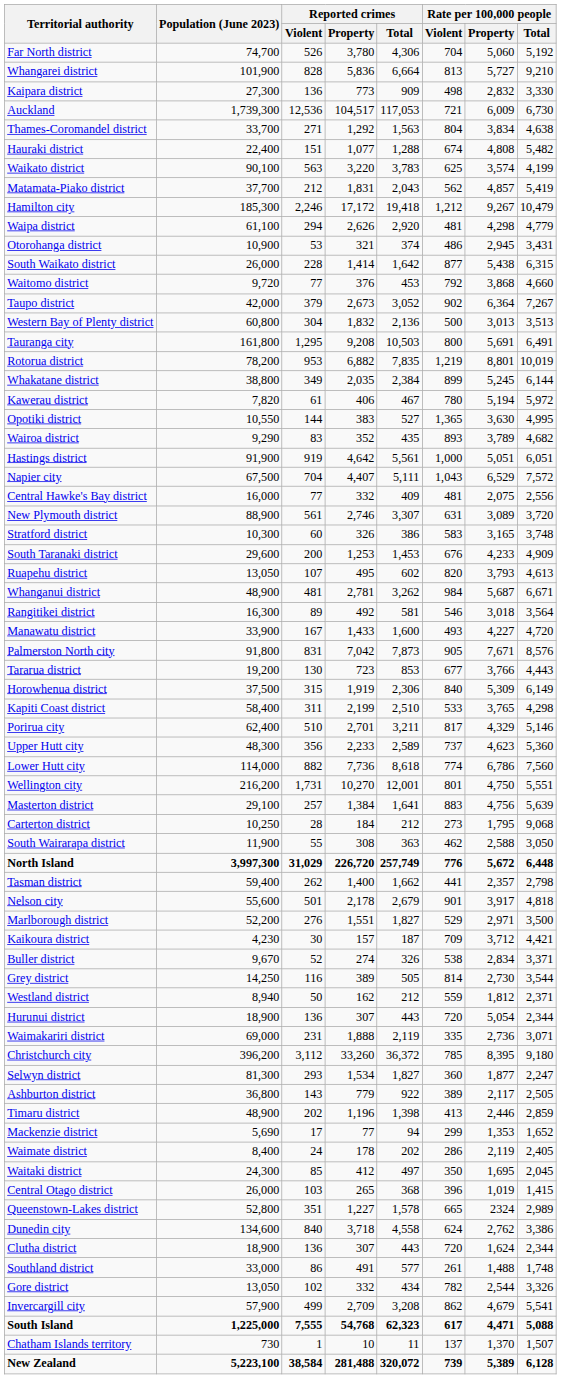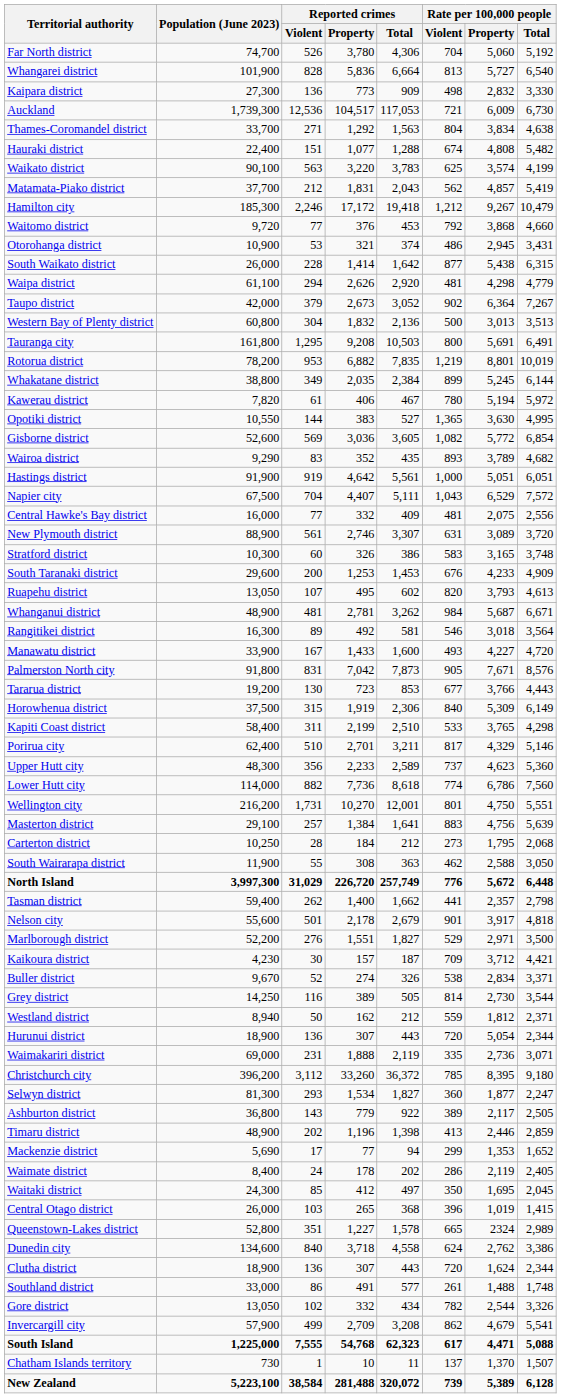(540, 71) 9,210 -> (540, 71) 6,540
rows swapped: (41, 226) <-> (48, 284)
+ row: (48, 438)
(540, 824) 9,068 -> (540, 843) 2,068
